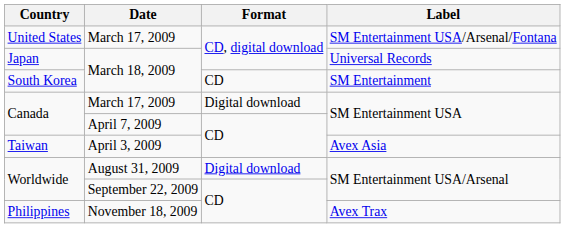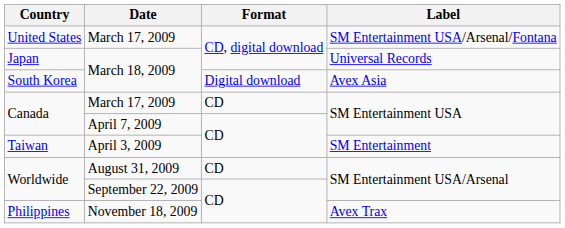(214, 80) CD -> (252, 80) Digital download
(380, 80) SM Entertainment -> (358, 80) Avex Asia
(252, 102) Digital download -> (214, 102) CD
(358, 146) Avex Asia -> (380, 146) SM Entertainment
(252, 168) Digital download -> (214, 168) CD
